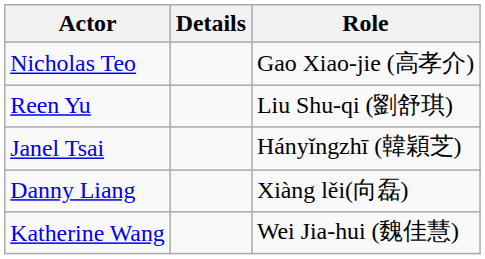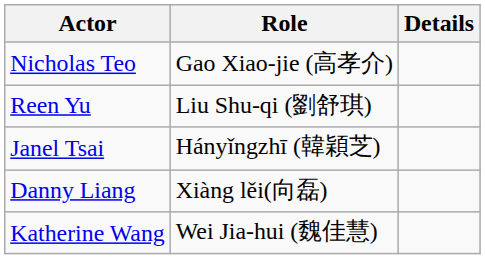columns swapped: (366, 23) <-> (211, 23)
